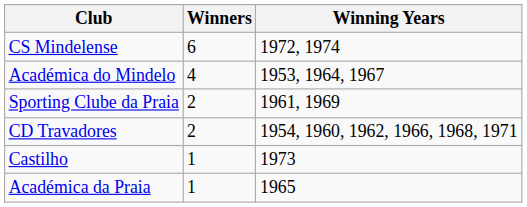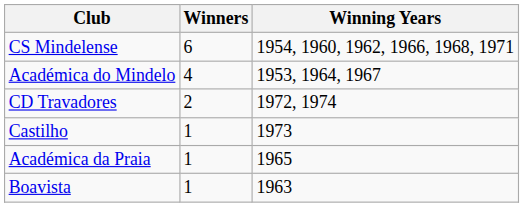(300, 46) 1972, 1974 -> (385, 46) 1954, 1960, 1962, 1966, 1968, 1971
- row: (94, 103)
(389, 131) 1954, 1960, 1962, 1966, 1968, 1971 -> (296, 103) 1972, 1974
+ row: (40, 187)
